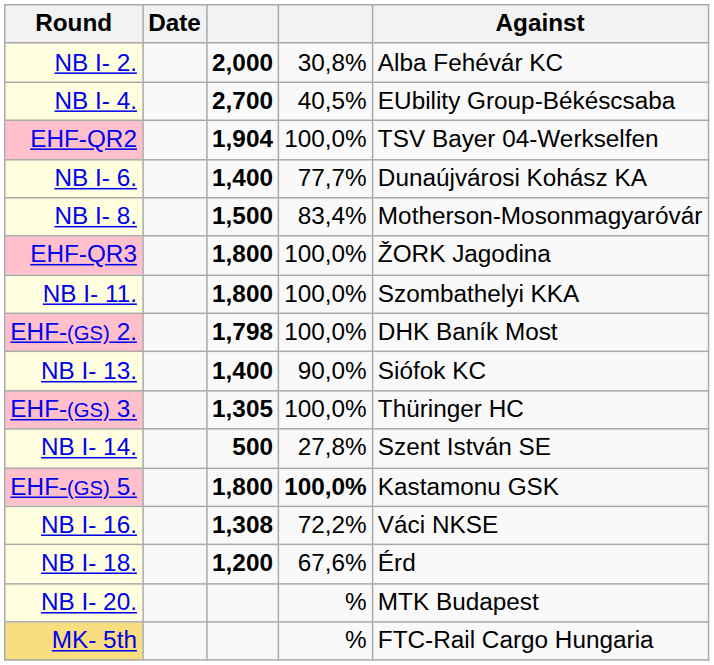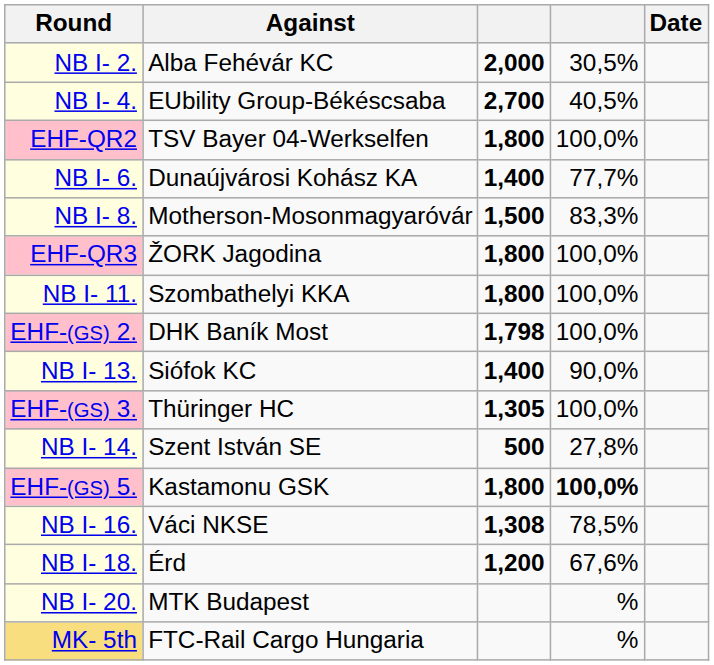columns swapped: (540, 23) <-> (175, 23)
(332, 62) 30,8% -> (604, 62) 30,5%
(243, 139) 1,904 -> (514, 139) 1,800
(332, 216) 83,4% -> (604, 216) 83,3%
(332, 525) 72,2% -> (604, 525) 78,5%
